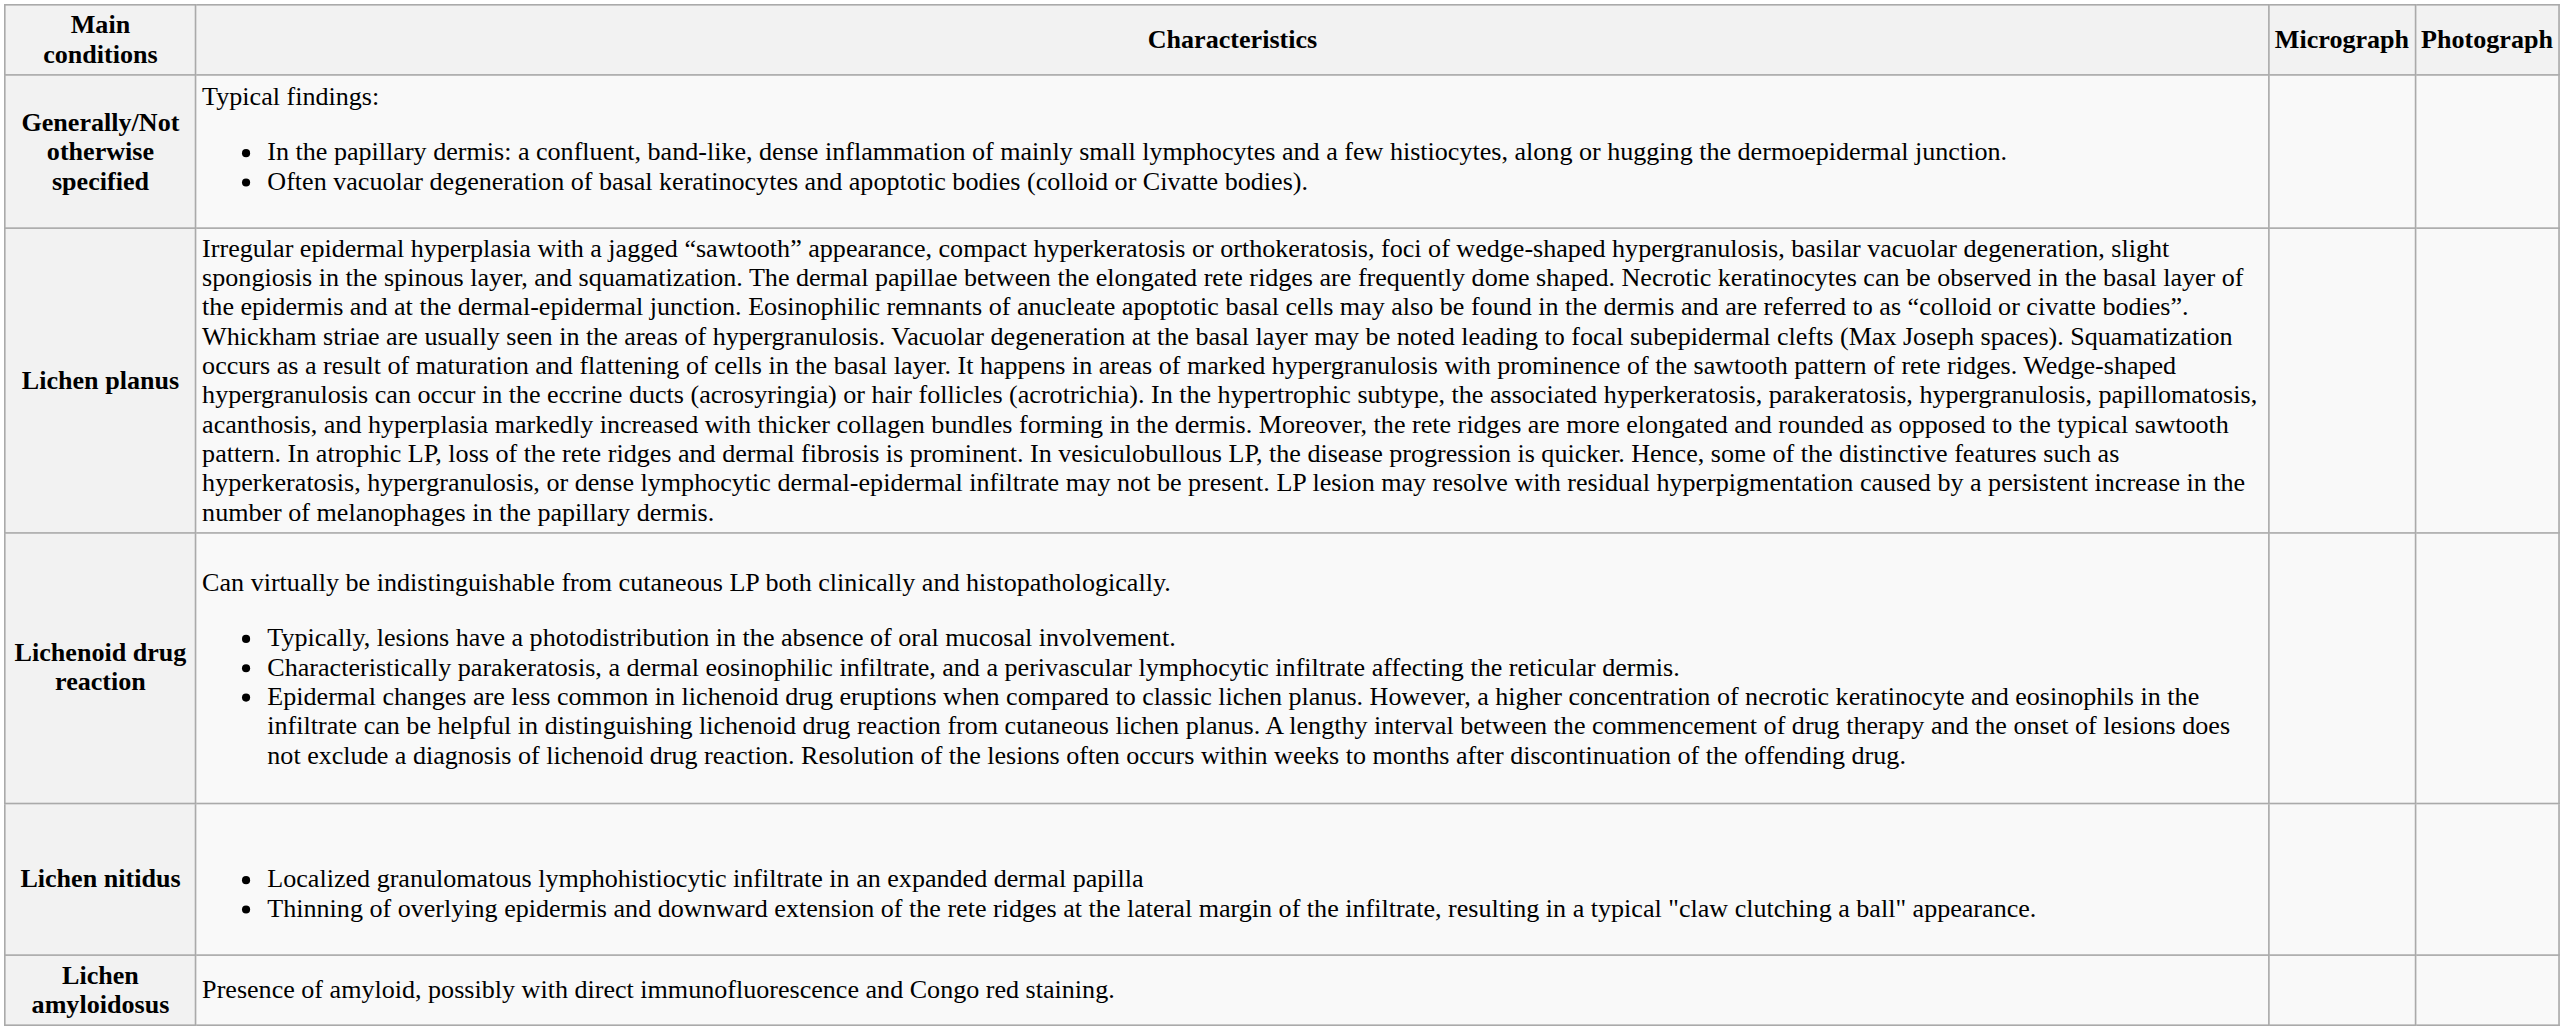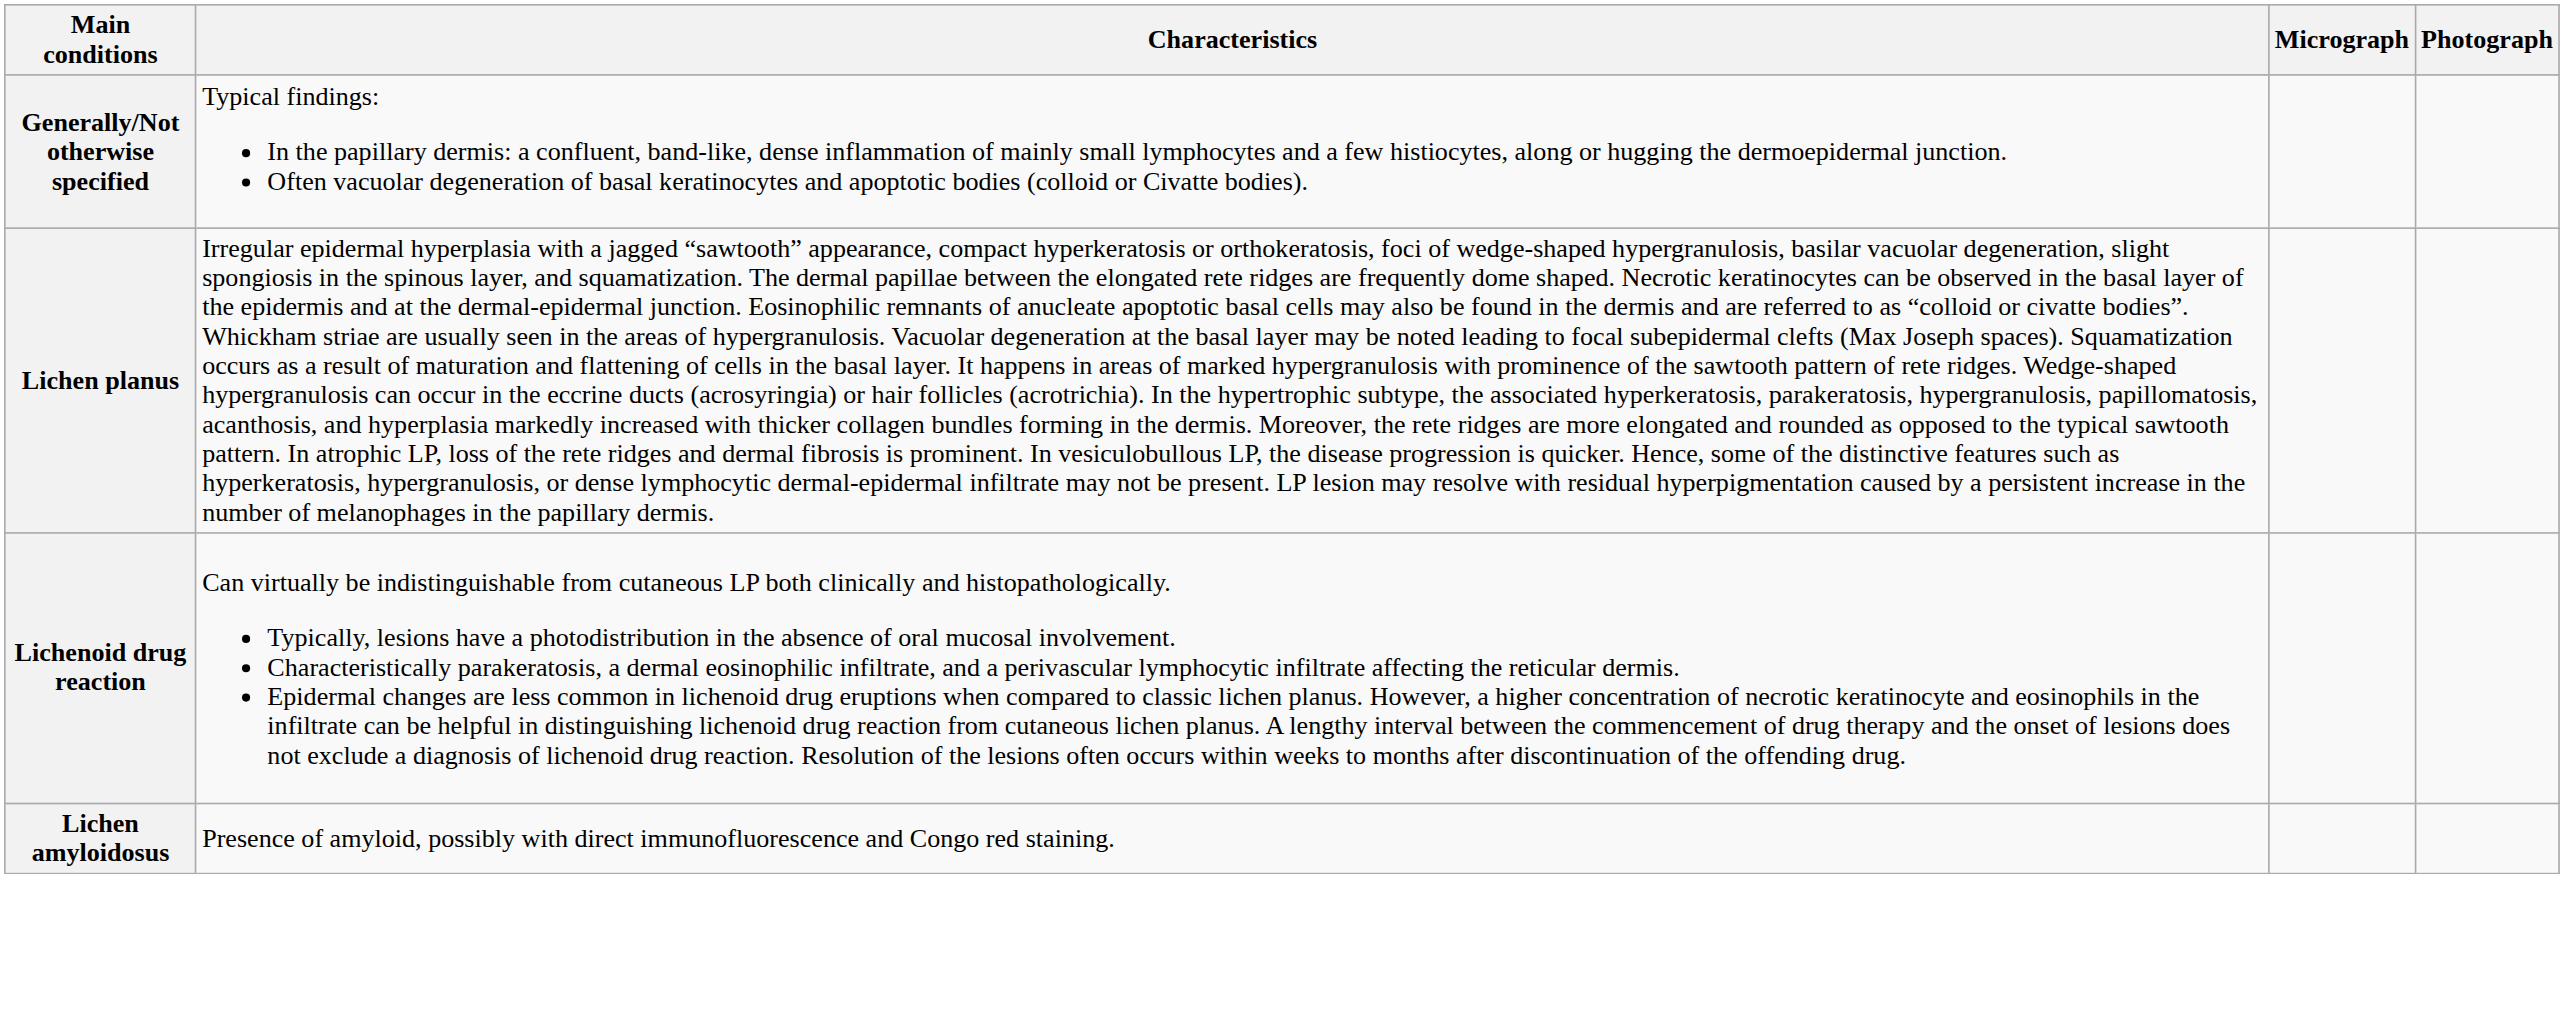- row: (100, 878)
